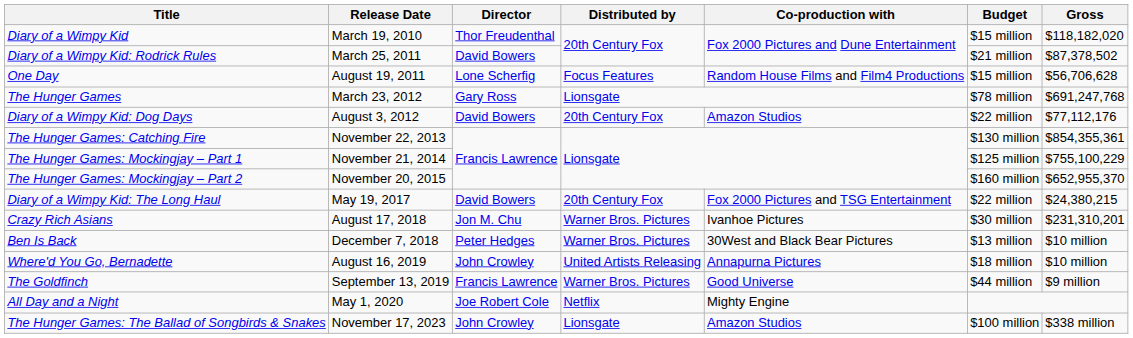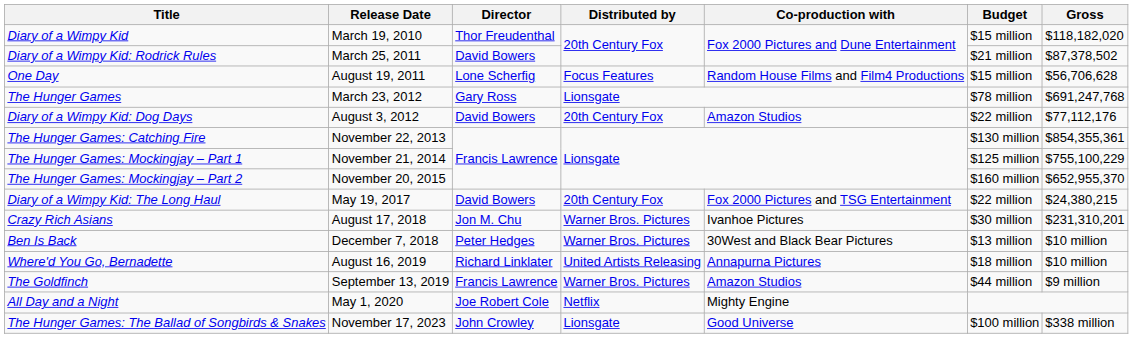(494, 261) John Crowley -> (504, 261) Richard Linklater
(750, 281) Good Universe -> (754, 281) Amazon Studios
(754, 323) Amazon Studios -> (750, 323) Good Universe
